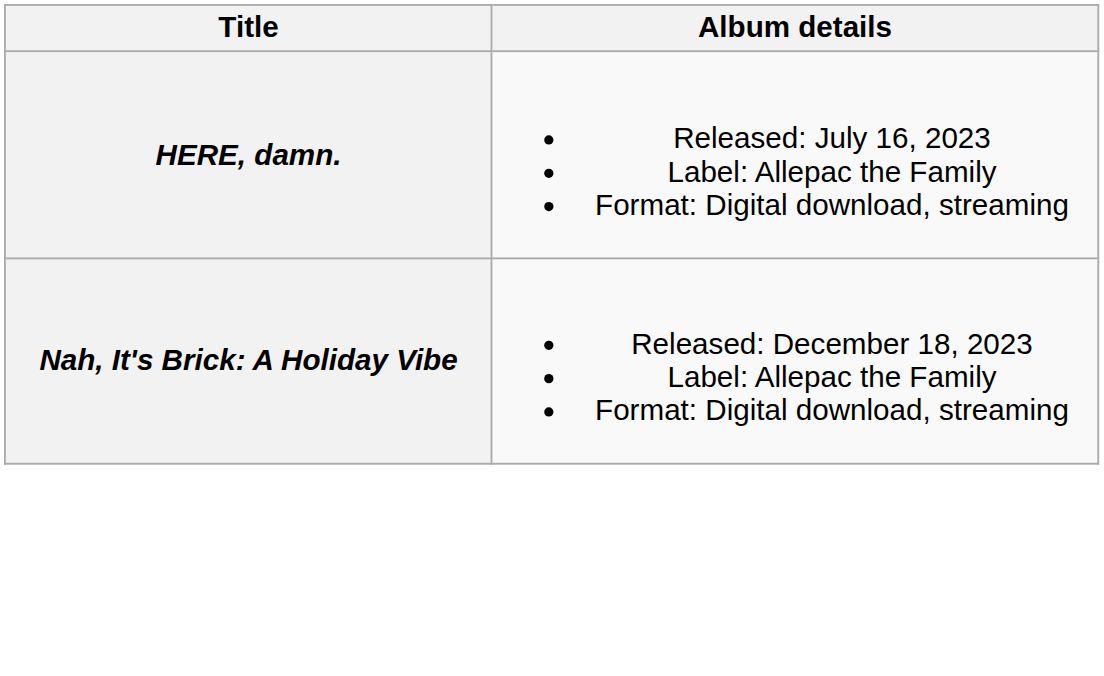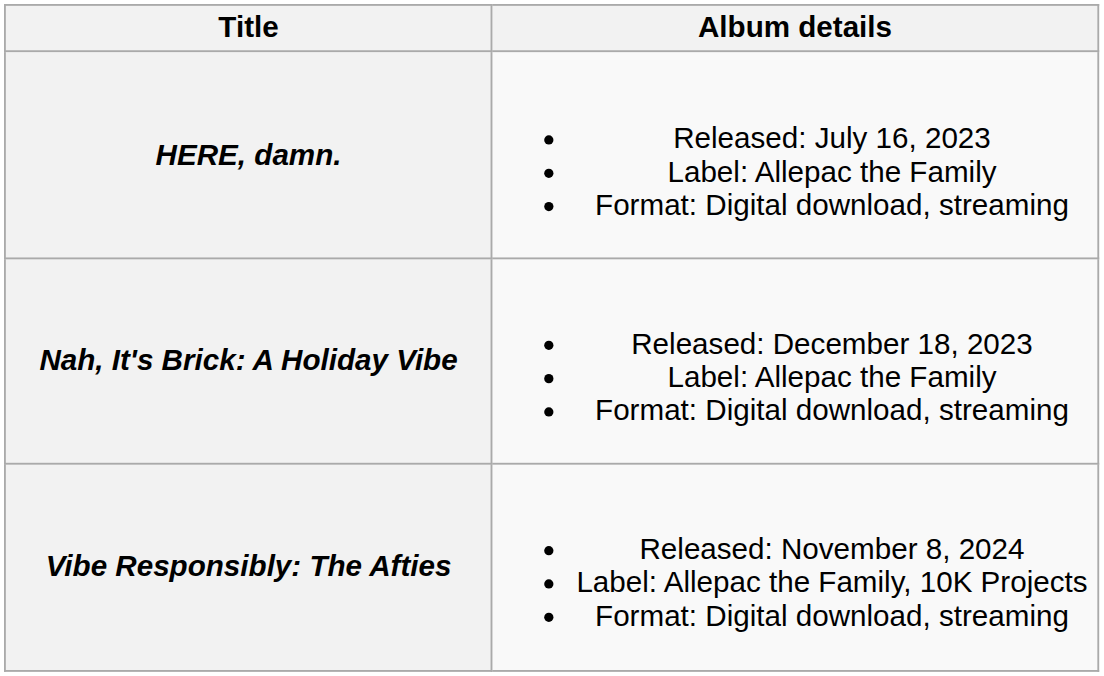+ row: (249, 566)
